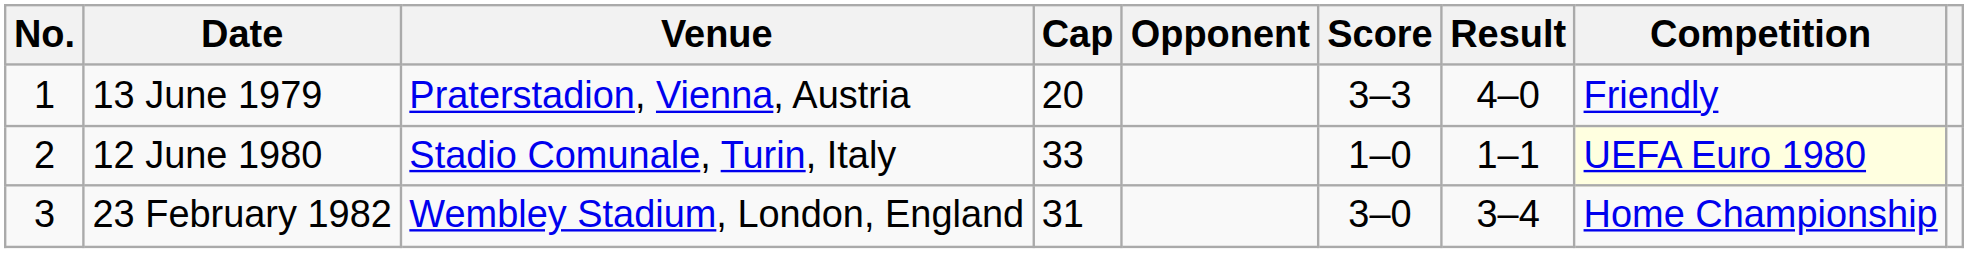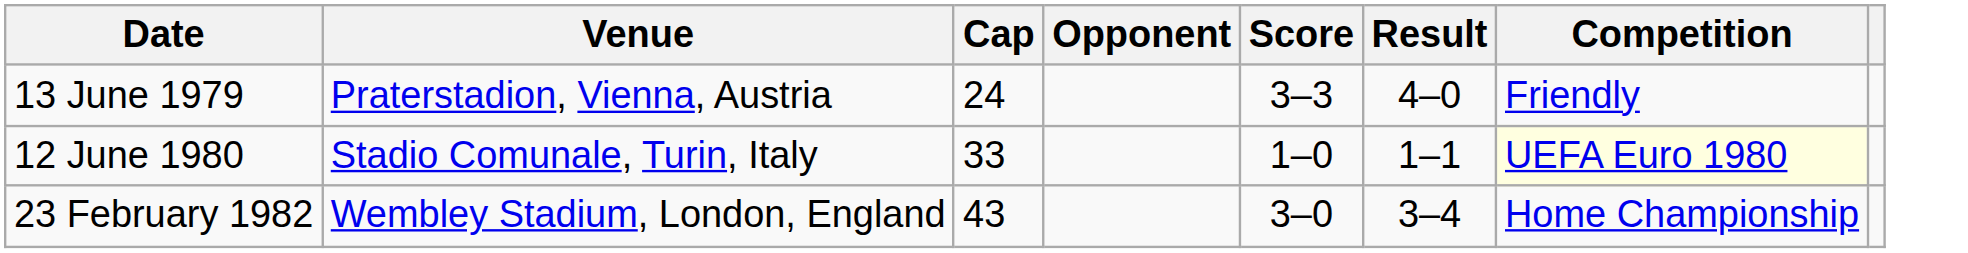- column: (44, 34)
(1063, 94) 20 -> (984, 94) 24
(1063, 214) 31 -> (984, 214) 43
